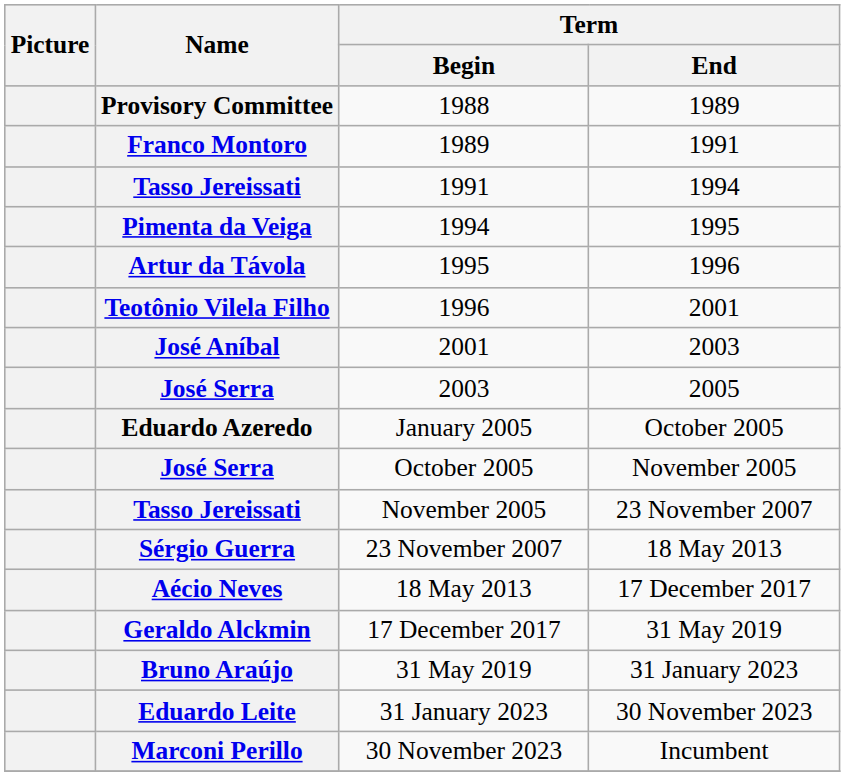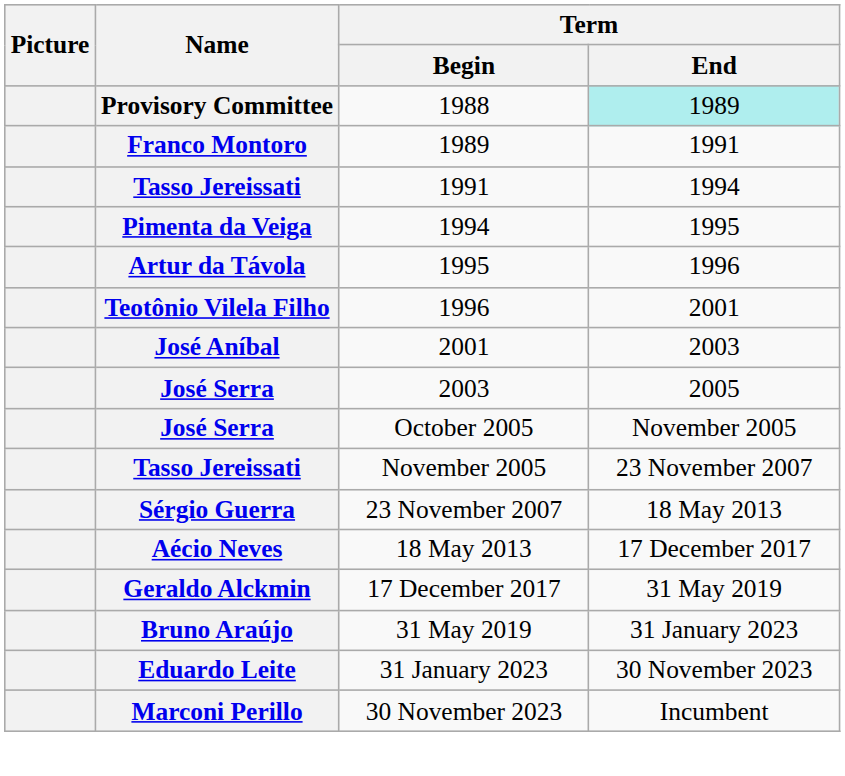(714, 105) no background -> (714, 105) paleturquoise background
- row: (464, 428)
